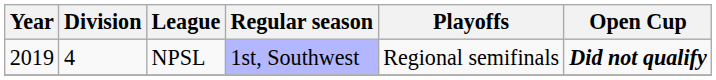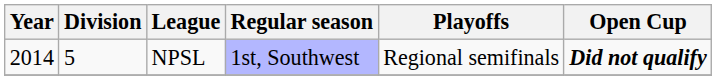(32, 57) 2019 -> (32, 57) 2014
(70, 57) 4 -> (70, 57) 5
